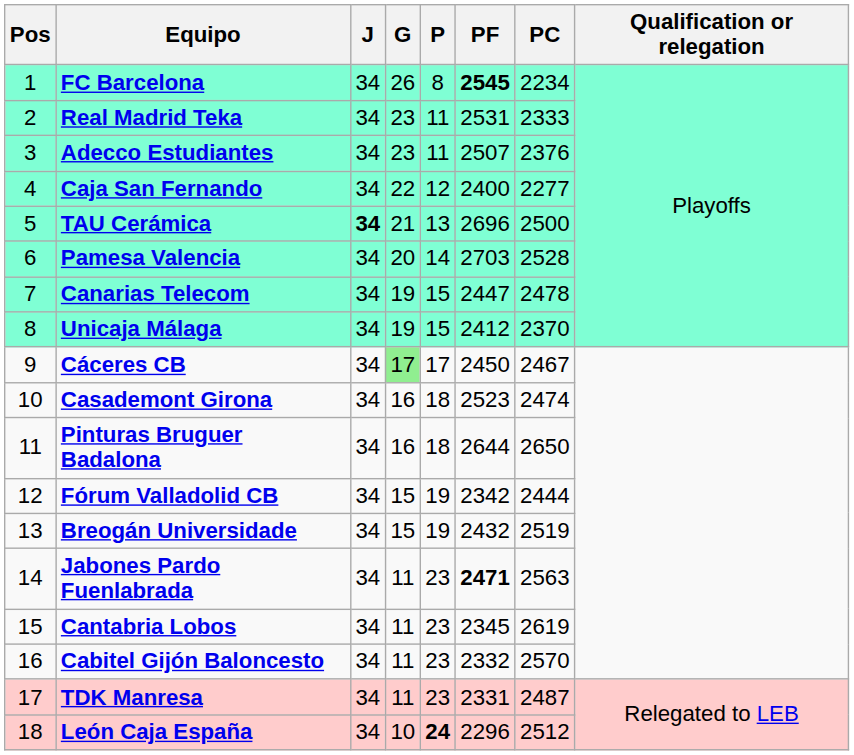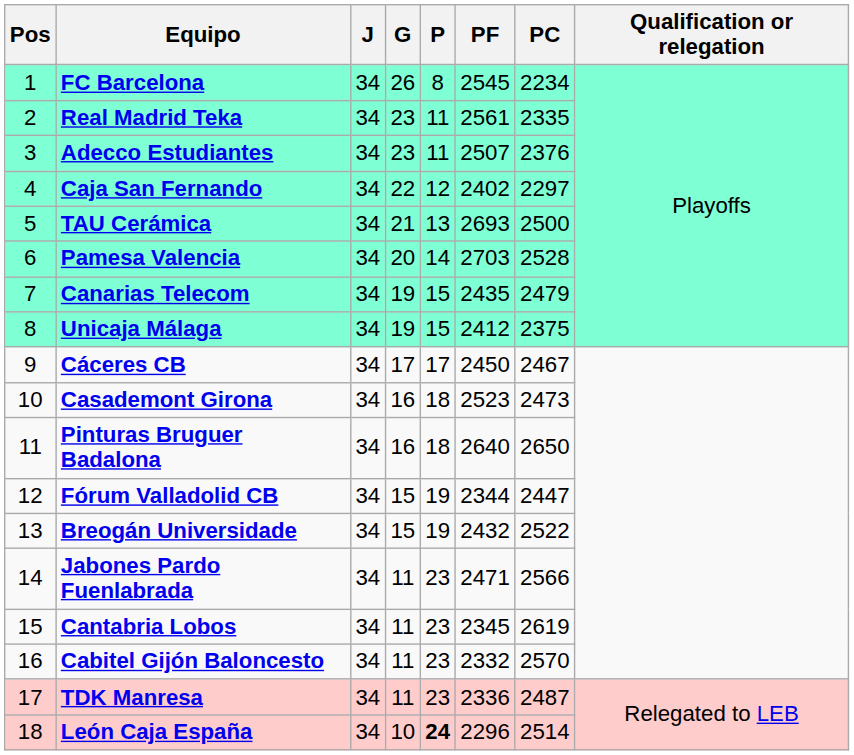(485, 82) bold -> (485, 82) normal
(485, 117) 2531 -> (485, 117) 2561
(545, 117) 2333 -> (545, 117) 2335
(485, 188) 2400 -> (485, 188) 2402
(545, 188) 2277 -> (545, 188) 2297
(368, 223) bold -> (368, 223) normal
(485, 223) 2696 -> (485, 223) 2693
(485, 294) 2447 -> (485, 294) 2435
(545, 294) 2478 -> (545, 294) 2479
(545, 329) 2370 -> (545, 329) 2375
(403, 364) lightgreen background -> (403, 364) no background
(545, 399) 2474 -> (545, 399) 2473
(485, 447) 2644 -> (485, 447) 2640
(485, 495) 2342 -> (485, 495) 2344
(545, 495) 2444 -> (545, 495) 2447
(545, 530) 2519 -> (545, 530) 2522
(485, 578) bold -> (485, 578) normal
(545, 578) 2563 -> (545, 578) 2566
(485, 696) 2331 -> (485, 696) 2336
(545, 732) 2512 -> (545, 732) 2514
